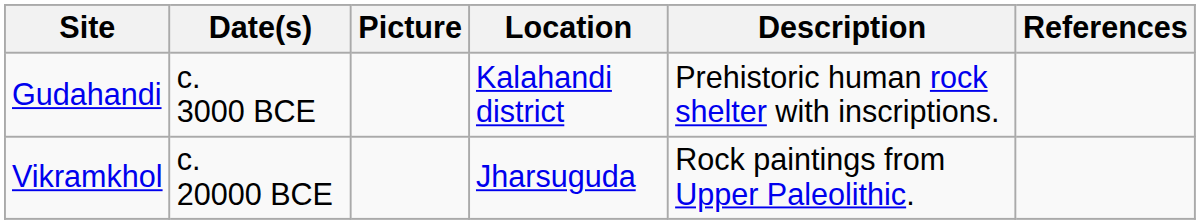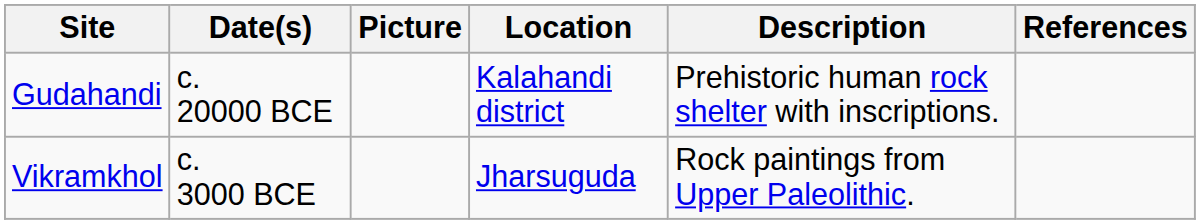(246, 94) c. 3000 BCE -> (255, 94) c. 20000 BCE
(255, 177) c. 20000 BCE -> (246, 177) c. 3000 BCE
